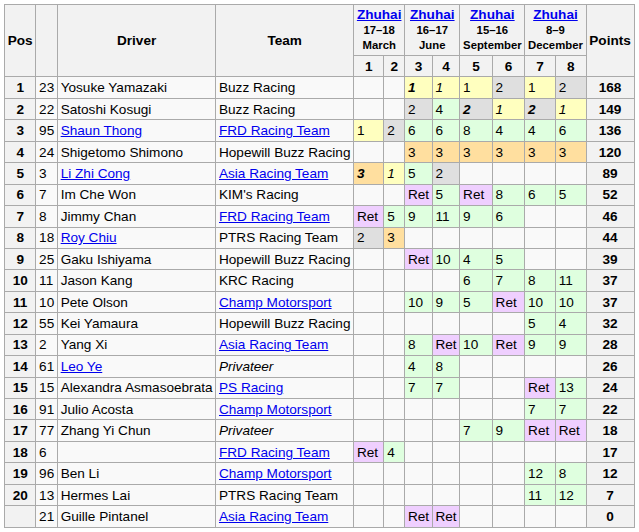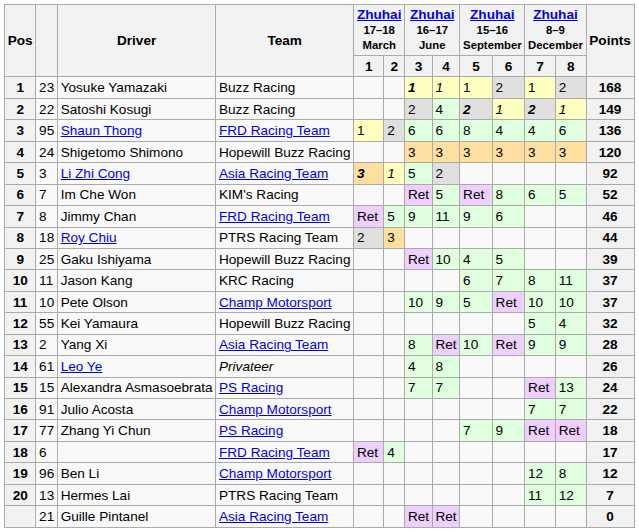(610, 173) 89 -> (610, 173) 92
(246, 431) Privateer -> (251, 431) PS Racing
